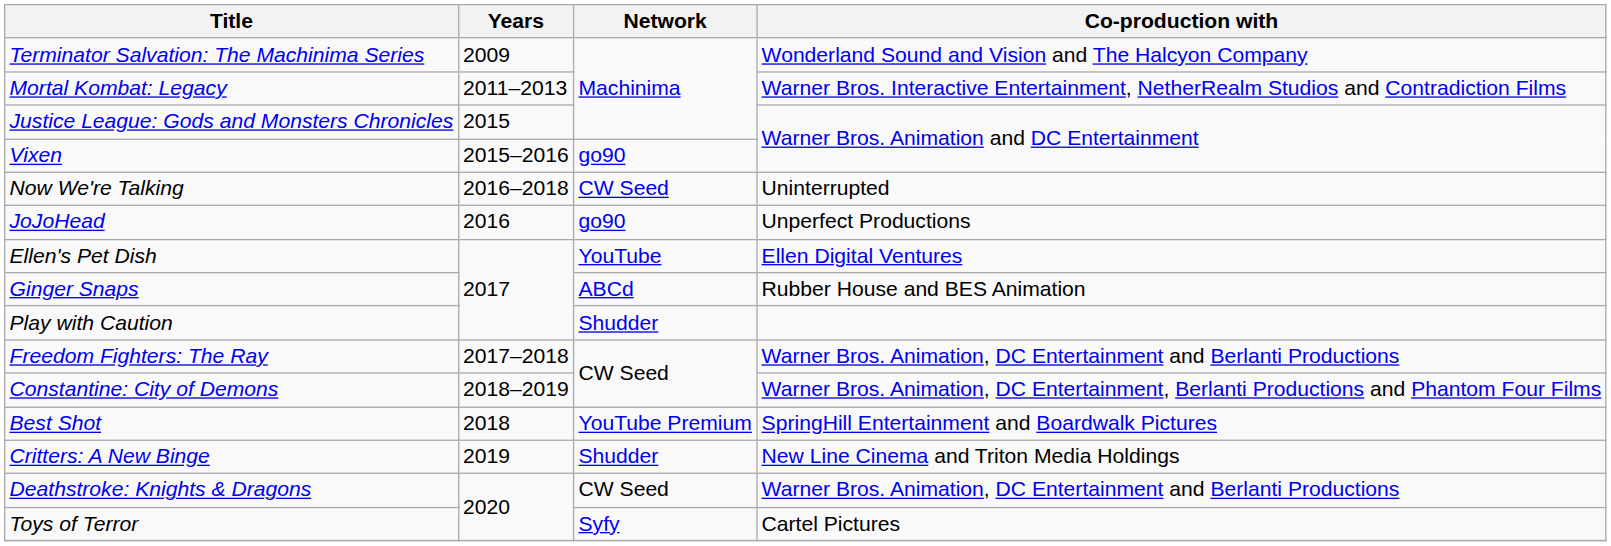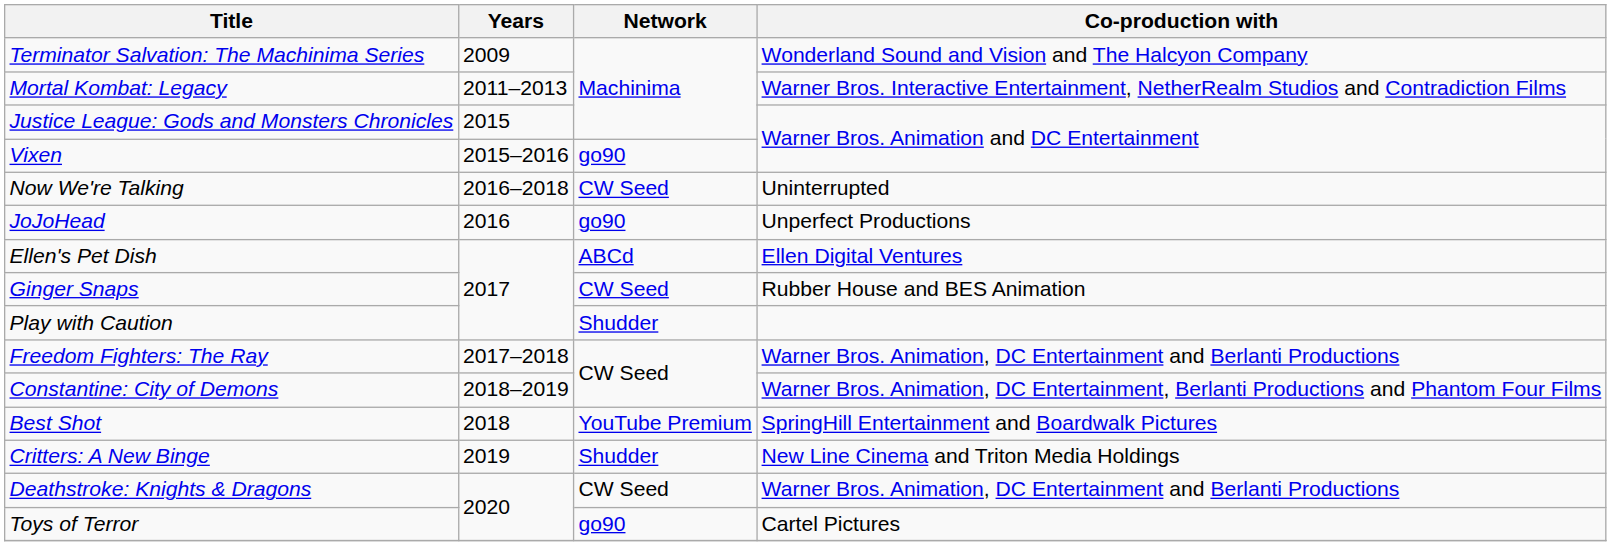(620, 255) YouTube -> (606, 255) ABCd
(606, 289) ABCd -> (624, 289) CW Seed
(599, 523) Syfy -> (602, 523) go90
